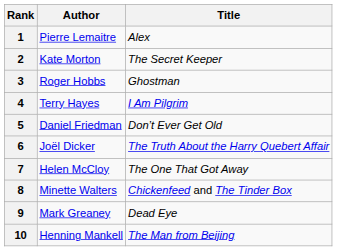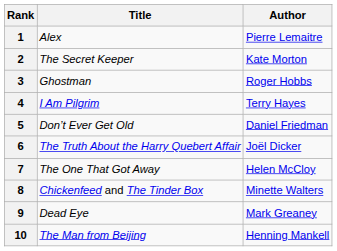columns swapped: (81, 15) <-> (229, 15)
